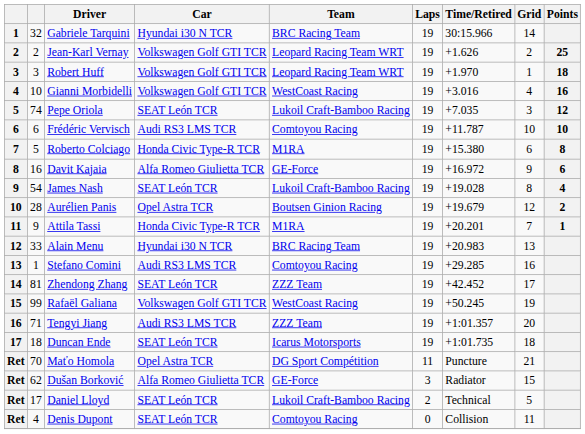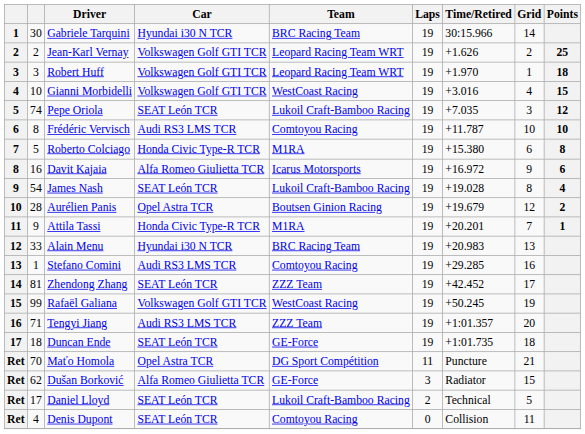(36, 33) 32 -> (36, 33) 30
(562, 91) 16 -> (562, 91) 15
(36, 130) 6 -> (36, 130) 8
(295, 168) GE-Force -> (316, 168) Icarus Motorsports
(316, 342) Icarus Motorsports -> (295, 342) GE-Force
